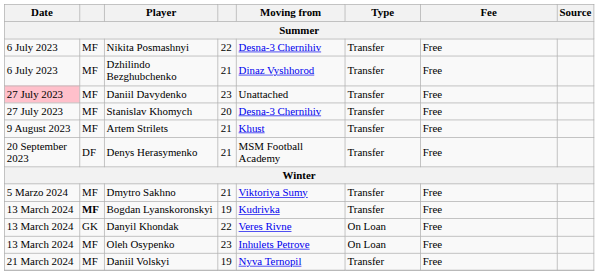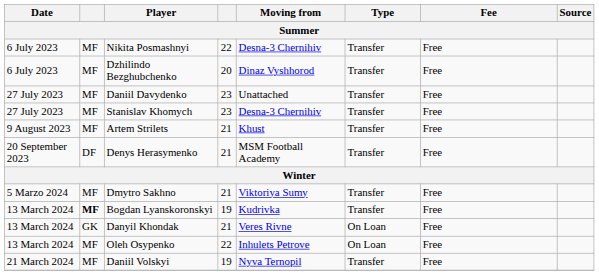(226, 71) 21 -> (226, 71) 20
(35, 94) pink background -> (35, 94) no background
(226, 111) 20 -> (226, 111) 23
(226, 227) 22 -> (226, 227) 21
(226, 244) 23 -> (226, 244) 22
